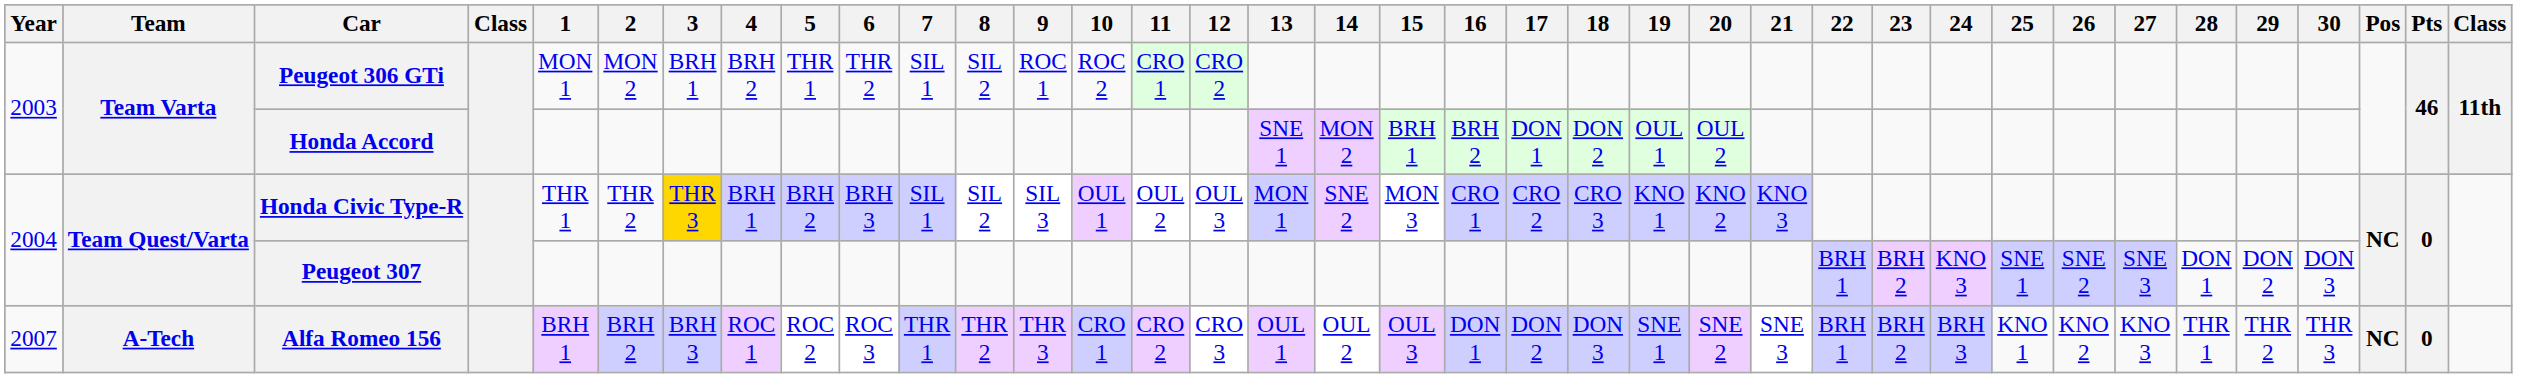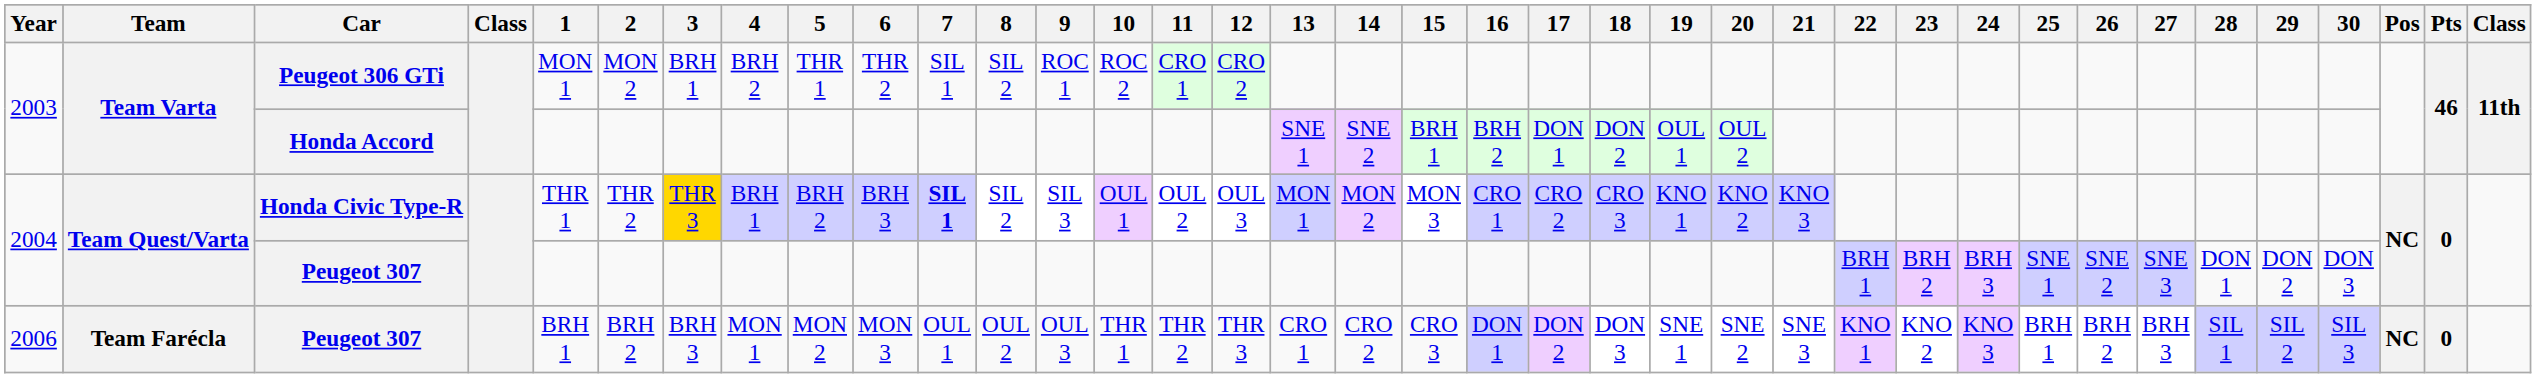(1347, 141) MON 2 -> (1369, 141) SNE 2
(927, 206) normal -> (947, 206) bold
(1347, 206) SNE 2 -> (1369, 206) MON 2
(1961, 272) KNO 3 -> (1988, 272) BRH 3
+ row: (34, 338)
- row: (34, 338)
